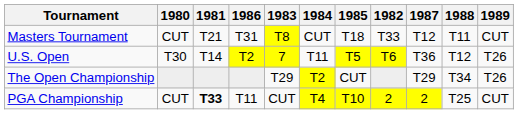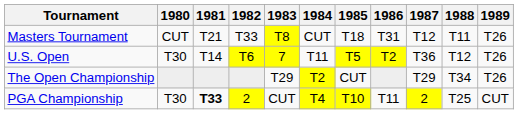columns swapped: (389, 15) <-> (246, 15)
(495, 36) CUT -> (495, 36) T26
(175, 99) CUT -> (175, 99) T30
